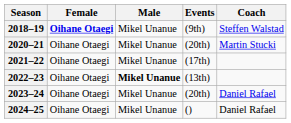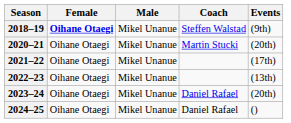columns swapped: (252, 12) <-> (200, 12)
(149, 77) bold -> (147, 77) normal
